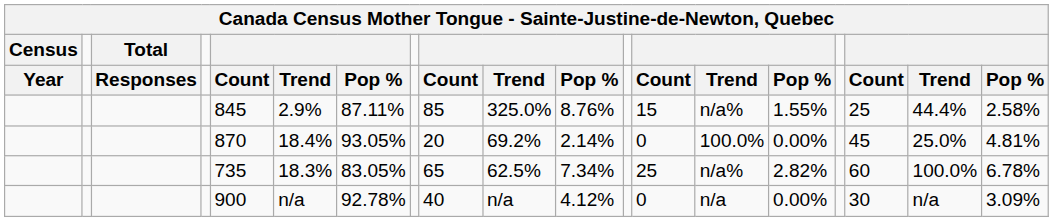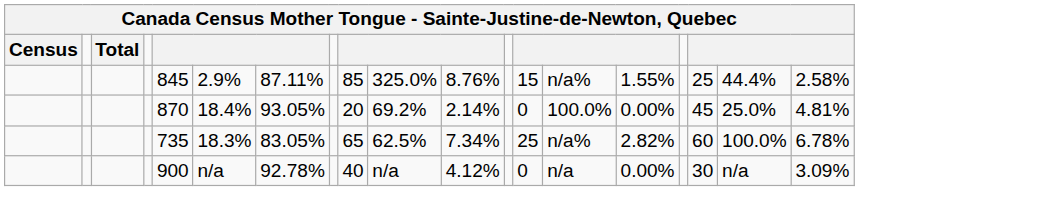- row: (43, 79)
